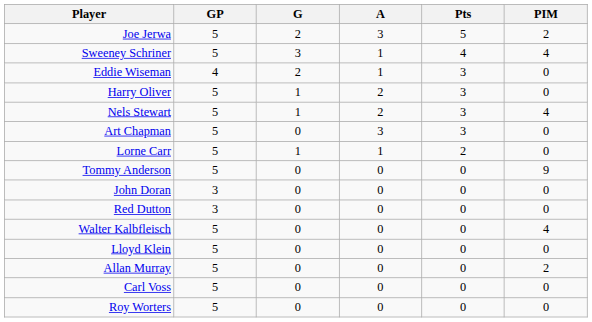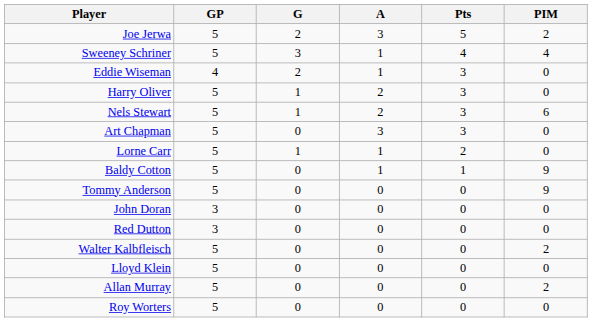(546, 111) 4 -> (546, 111) 6
+ row: (138, 170)
(546, 229) 4 -> (546, 248) 2
- row: (147, 287)
